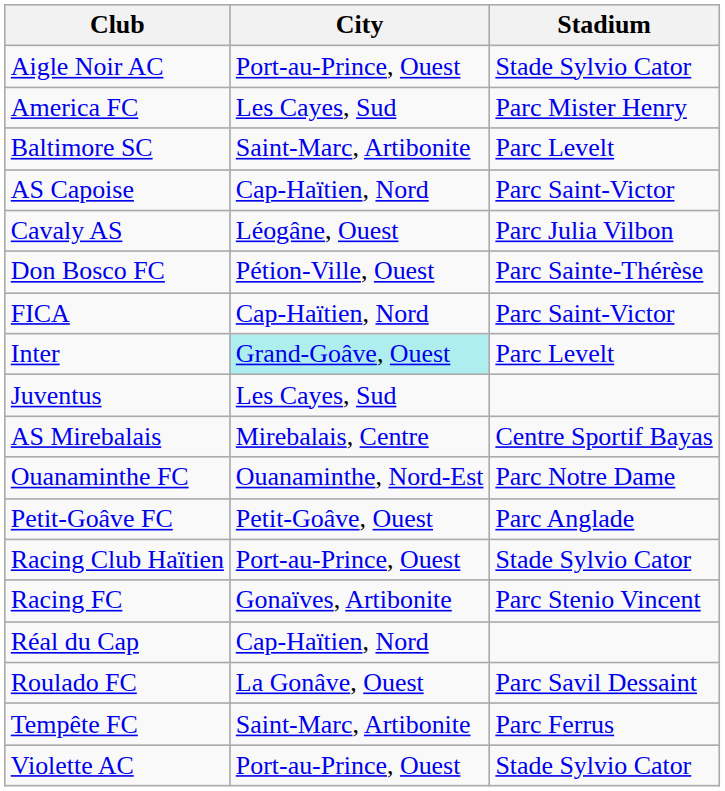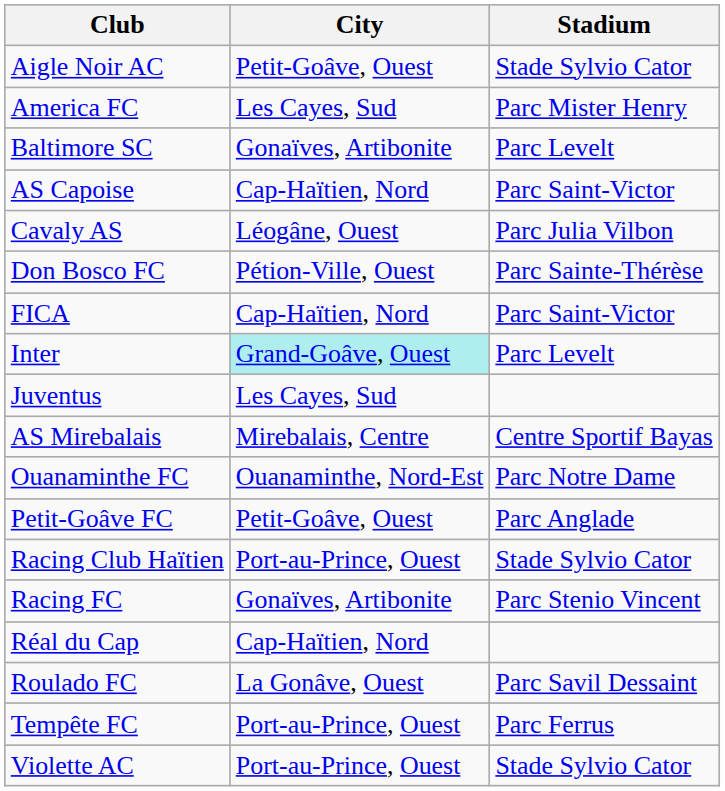(348, 66) Port-au-Prince, Ouest -> (334, 66) Petit-Goâve, Ouest
(353, 148) Saint-Marc, Artibonite -> (344, 148) Gonaïves, Artibonite
(353, 723) Saint-Marc, Artibonite -> (348, 723) Port-au-Prince, Ouest
